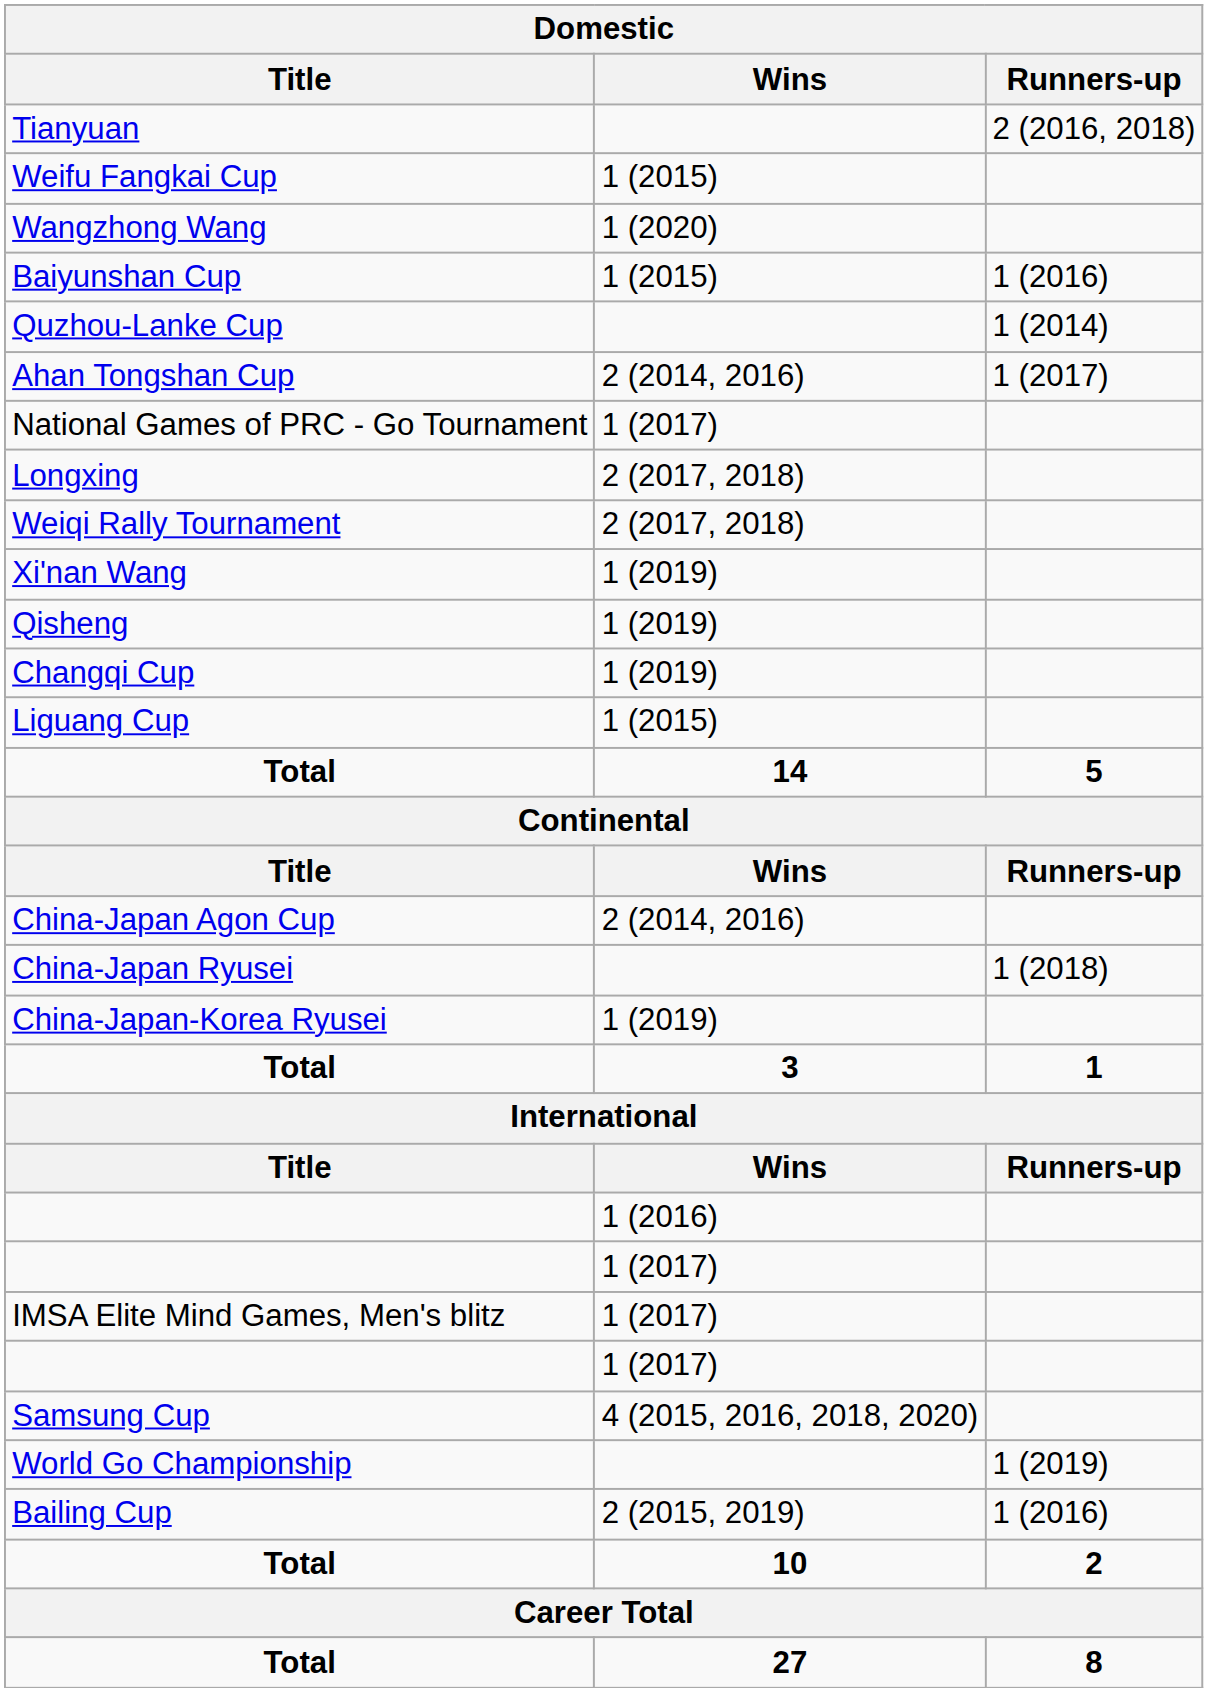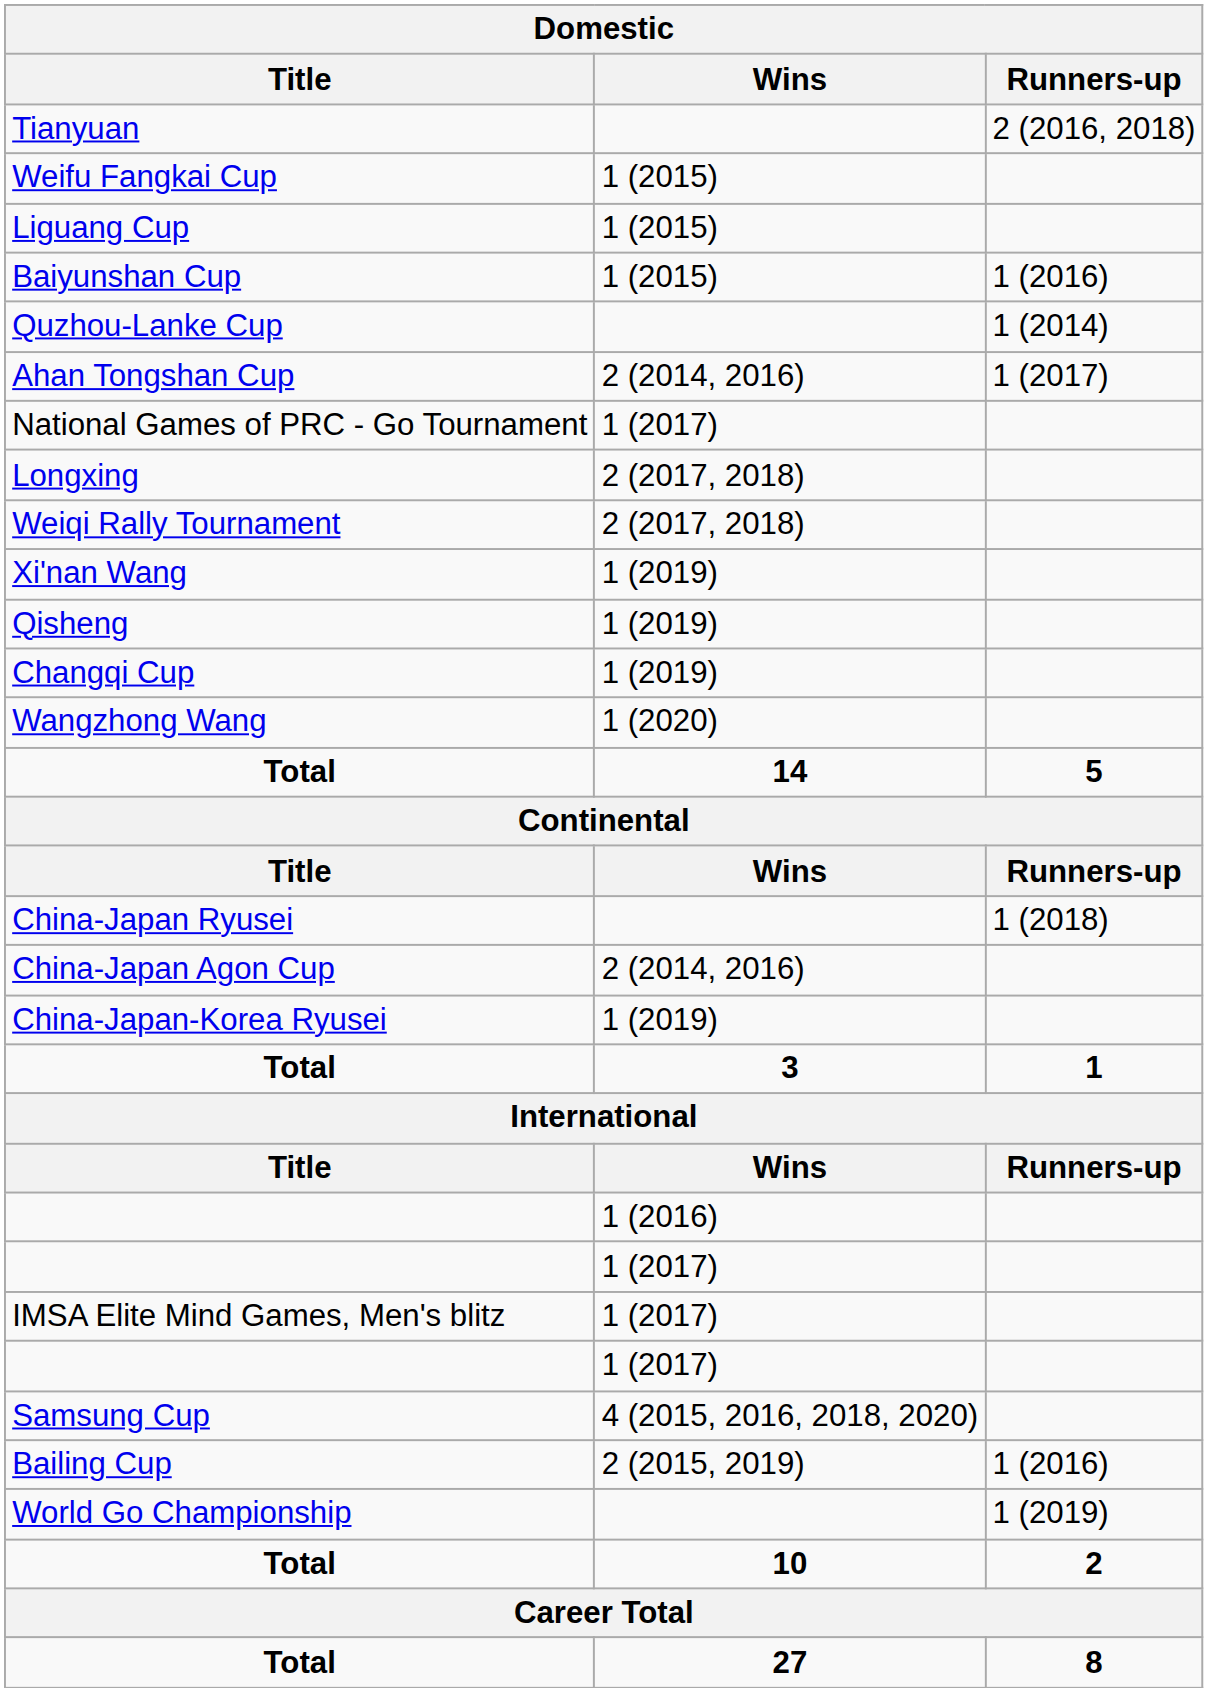rows swapped: (101, 721) <-> (139, 227)
rows swapped: (173, 919) <-> (153, 969)
rows swapped: (92, 1513) <-> (182, 1464)
